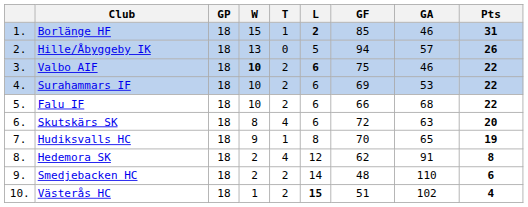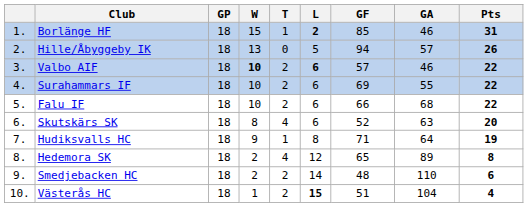(363, 67) 75 -> (363, 67) 57
(427, 85) 53 -> (427, 85) 55
(363, 121) 72 -> (363, 121) 52
(363, 139) 70 -> (363, 139) 71
(427, 139) 65 -> (427, 139) 64
(363, 158) 62 -> (363, 158) 65
(427, 158) 91 -> (427, 158) 89
(427, 194) 102 -> (427, 194) 104
